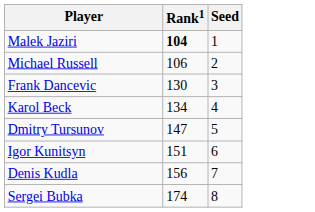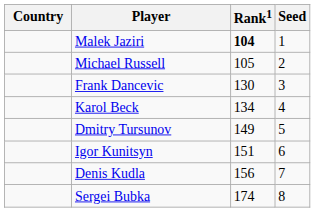+ column: (38, 17)
(177, 63) 106 -> (244, 63) 105
(177, 129) 147 -> (244, 129) 149
